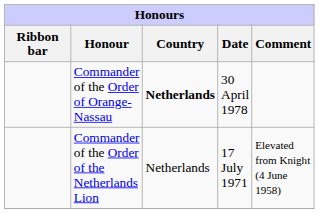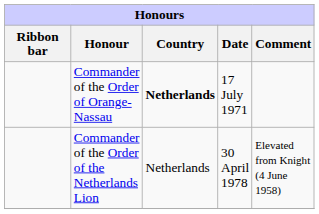(235, 94) 30 April 1978 -> (234, 94) 17 July 1971
(234, 167) 17 July 1971 -> (235, 167) 30 April 1978
